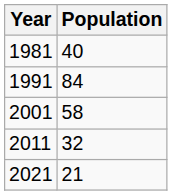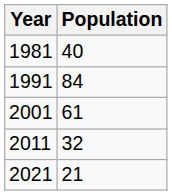(72, 112) 58 -> (72, 112) 61
